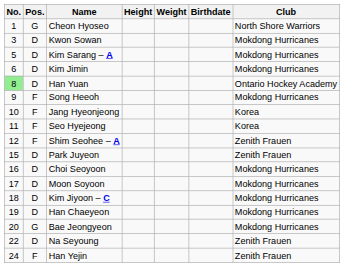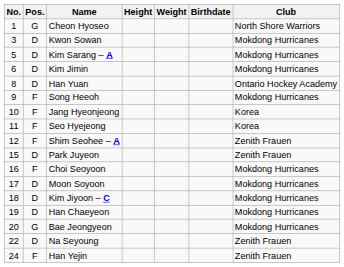(14, 84) lightgreen background -> (14, 84) no background
(35, 170) D -> (35, 170) F
